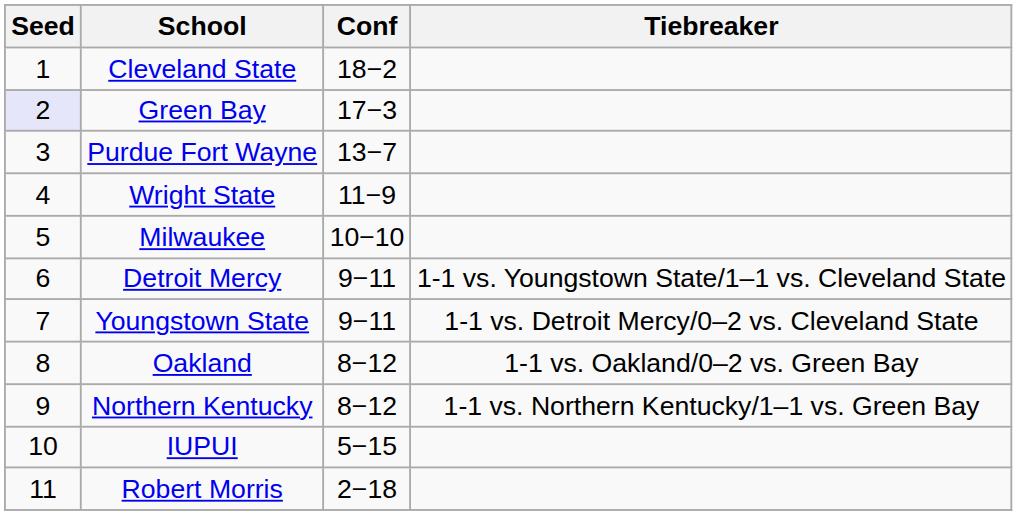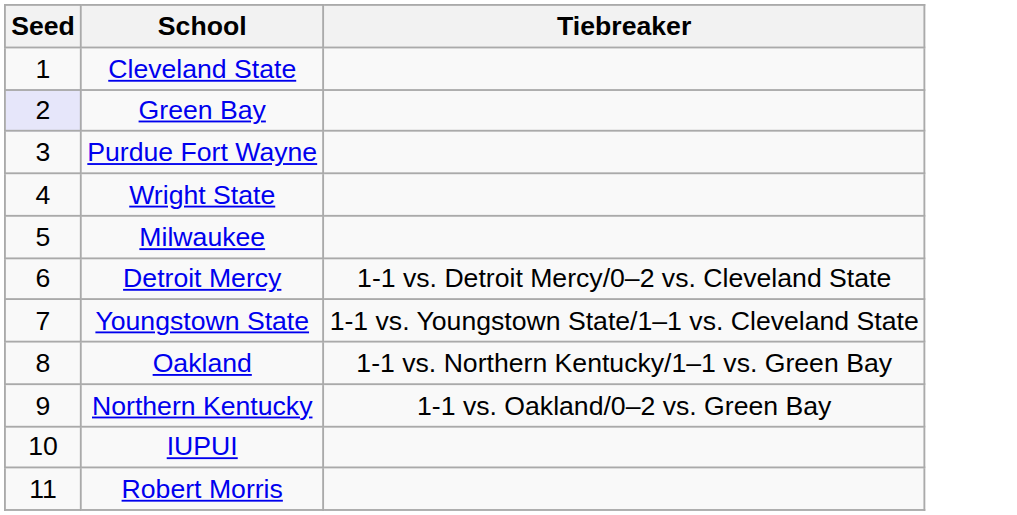- column: (367, 26)
(711, 279) 1-1 vs. Youngstown State/1–1 vs. Cleveland State -> (624, 279) 1-1 vs. Detroit Mercy/0–2 vs. Cleveland State
(711, 321) 1-1 vs. Detroit Mercy/0–2 vs. Cleveland State -> (624, 321) 1-1 vs. Youngstown State/1–1 vs. Cleveland State
(711, 363) 1-1 vs. Oakland/0–2 vs. Green Bay -> (624, 363) 1-1 vs. Northern Kentucky/1–1 vs. Green Bay
(711, 405) 1-1 vs. Northern Kentucky/1–1 vs. Green Bay -> (624, 405) 1-1 vs. Oakland/0–2 vs. Green Bay
